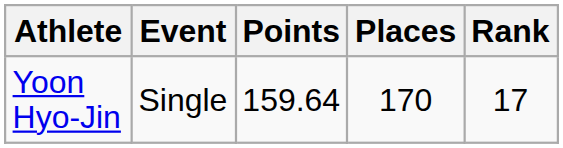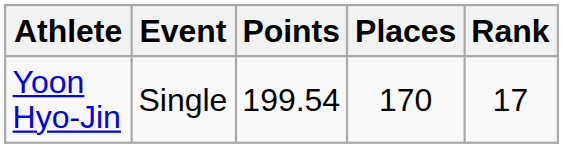(291, 99) 159.64 -> (291, 99) 199.54
